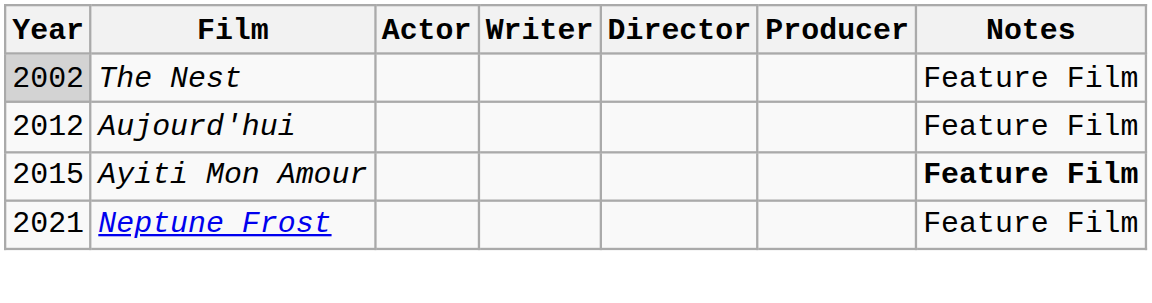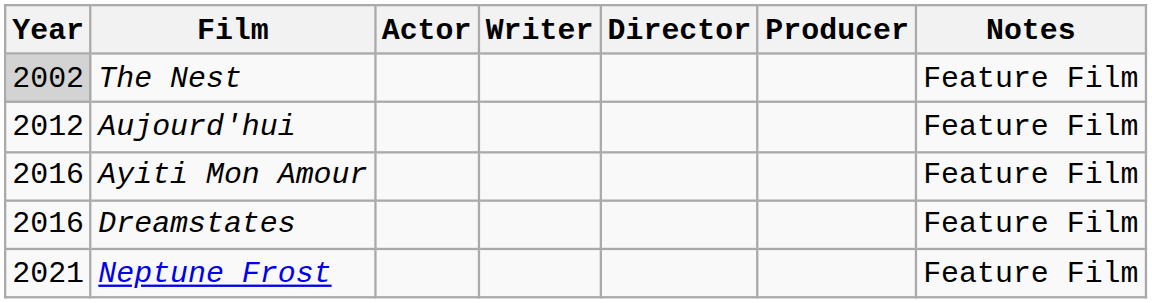(48, 176) 2015 -> (48, 176) 2016
(1031, 176) bold -> (1031, 176) normal
+ row: (197, 224)
